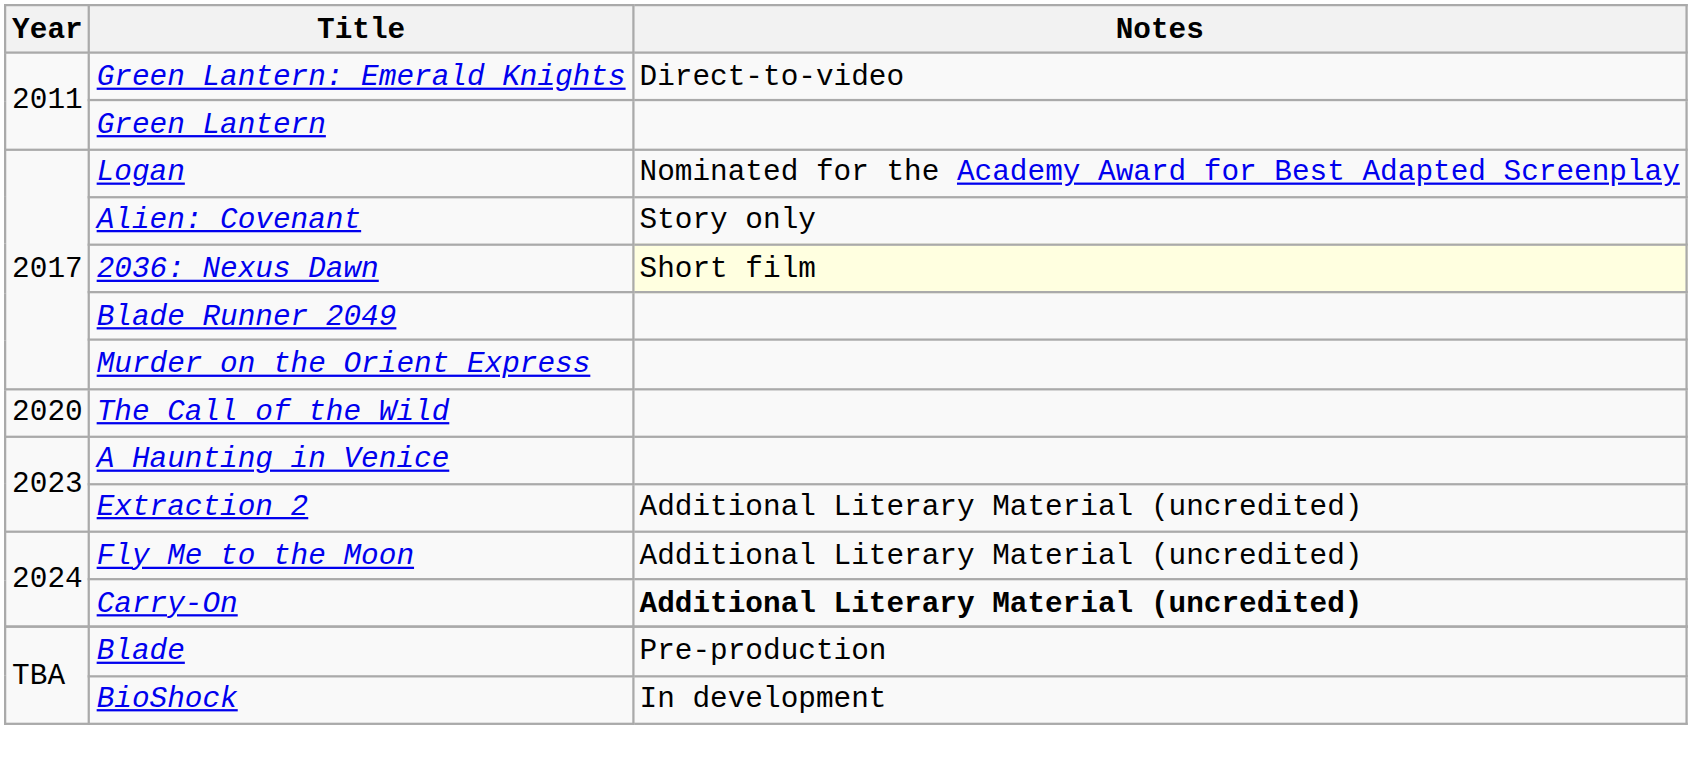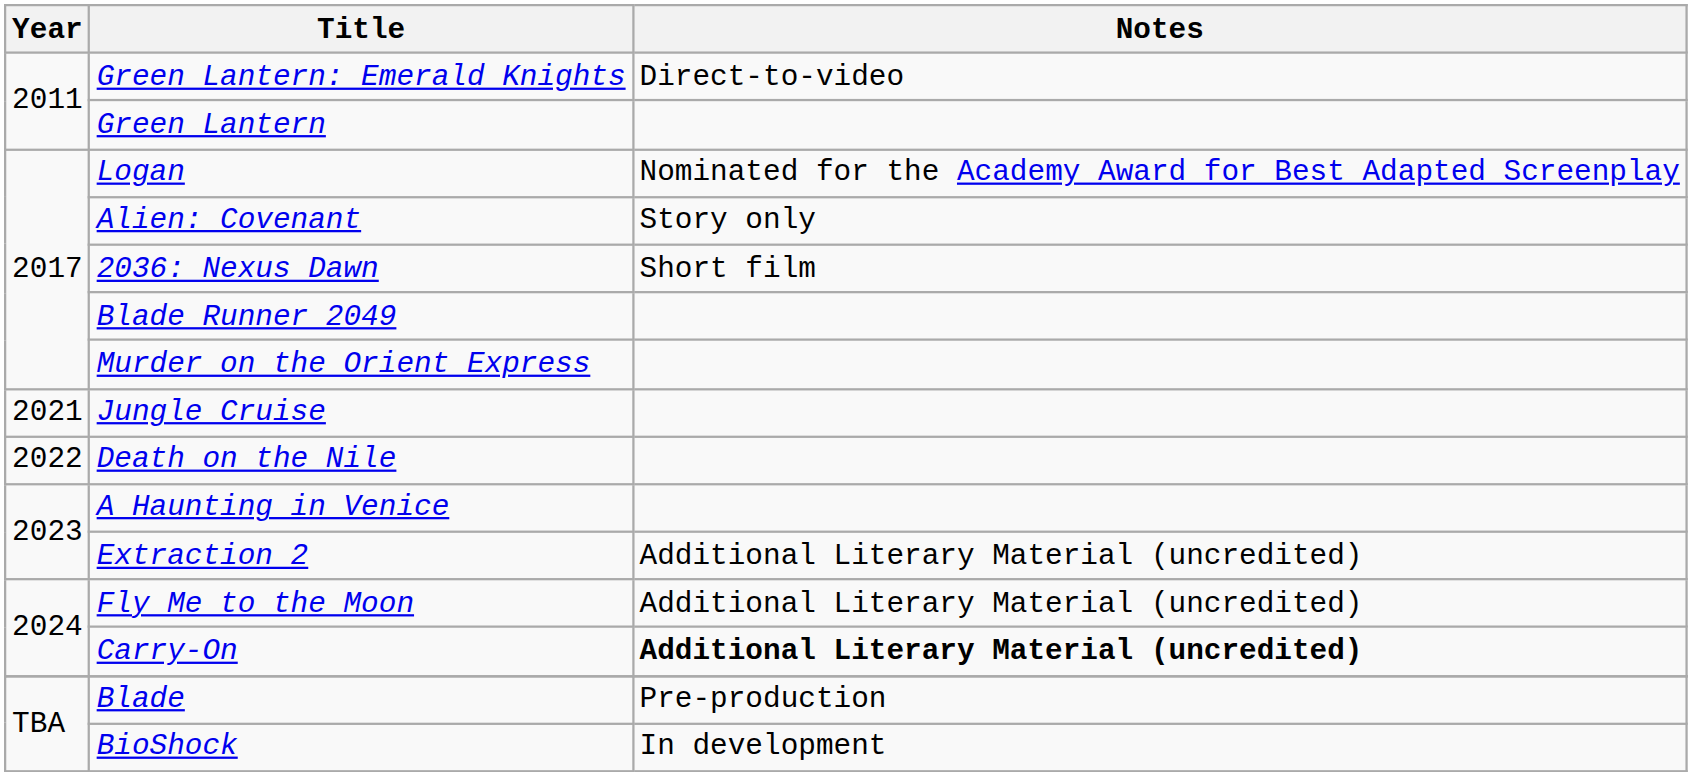(728, 268) lightyellow background -> (728, 268) no background
- row: (273, 412)
+ row: (211, 412)
+ row: (247, 460)
